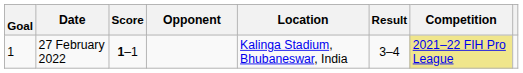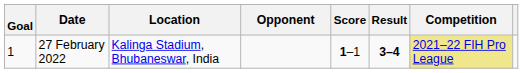columns swapped: (303, 20) <-> (128, 20)
(389, 52) normal -> (389, 52) bold
